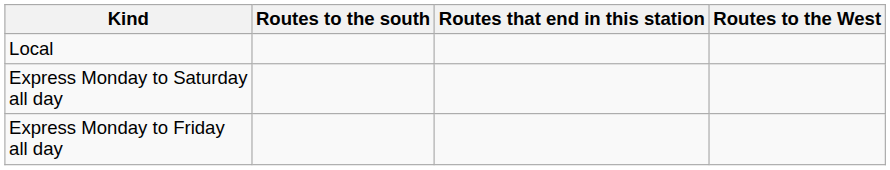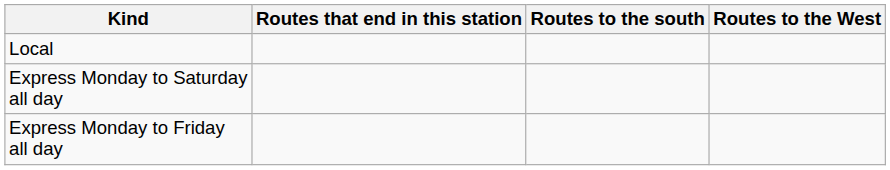columns swapped: (572, 19) <-> (343, 19)
